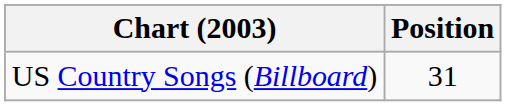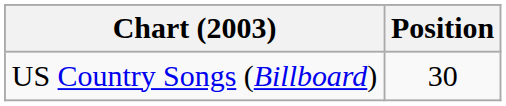(443, 75) 31 -> (443, 75) 30
